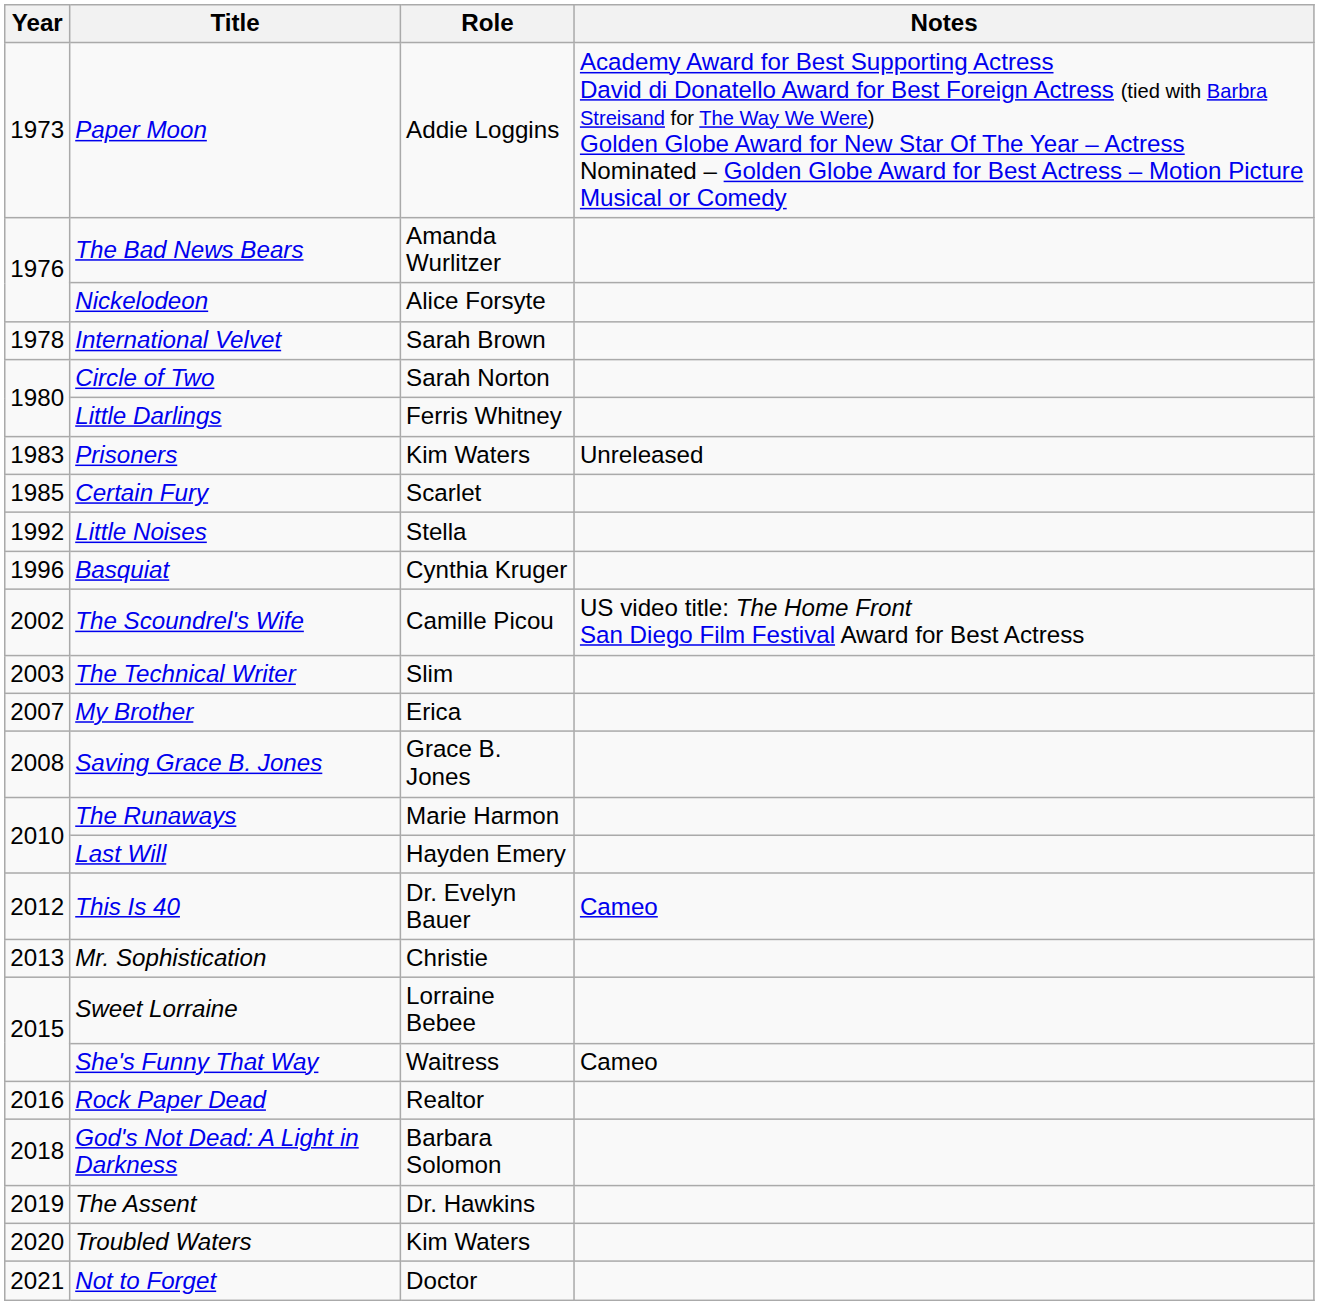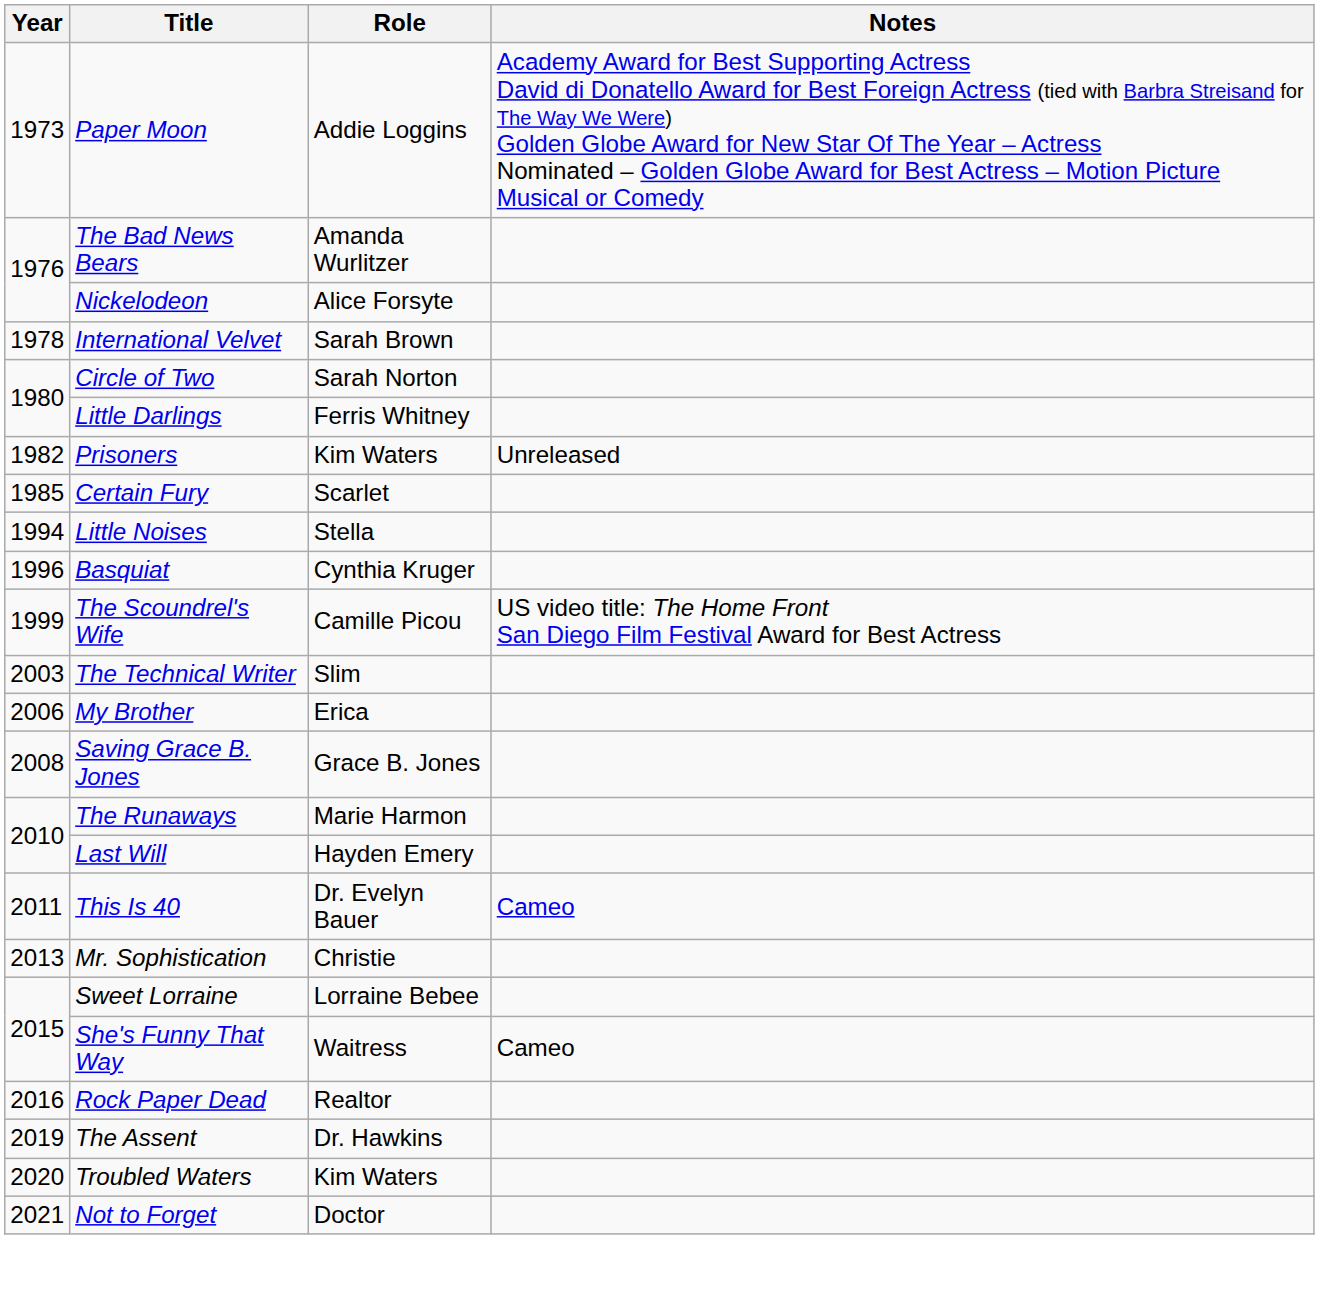(37, 454) 1983 -> (37, 454) 1982
(37, 531) 1992 -> (37, 531) 1994
(37, 621) 2002 -> (37, 621) 1999
(37, 712) 2007 -> (37, 712) 2006
(37, 906) 2012 -> (36, 906) 2011
- row: (217, 1152)
